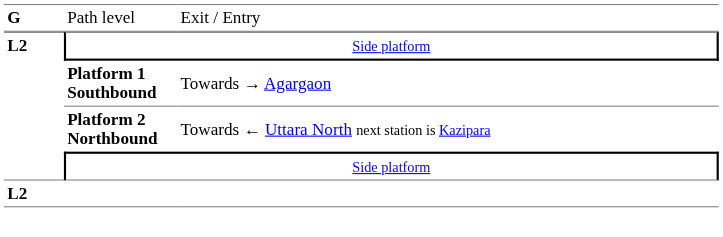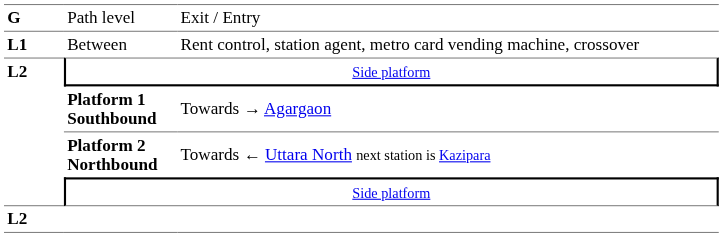+ row: (97, 44)
